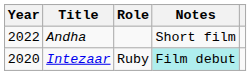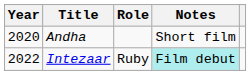(24, 37) 2022 -> (24, 37) 2020
(24, 59) 2020 -> (24, 59) 2022
